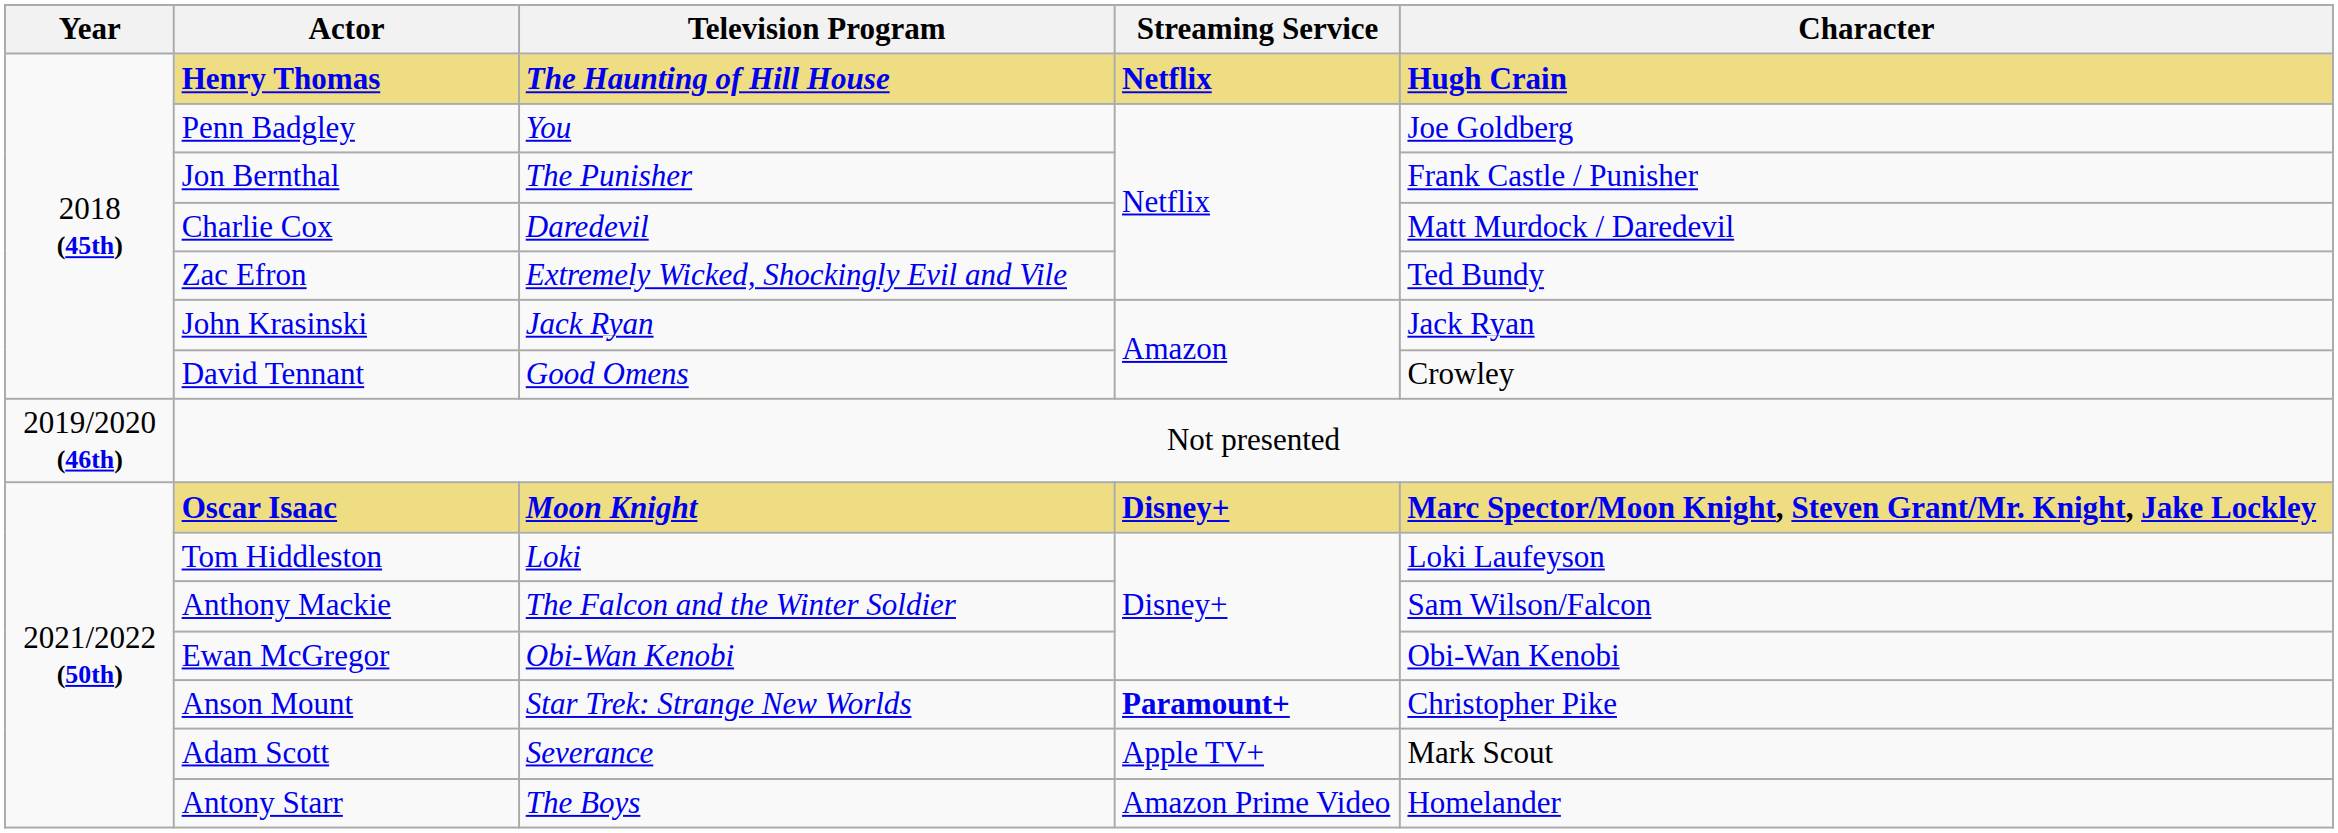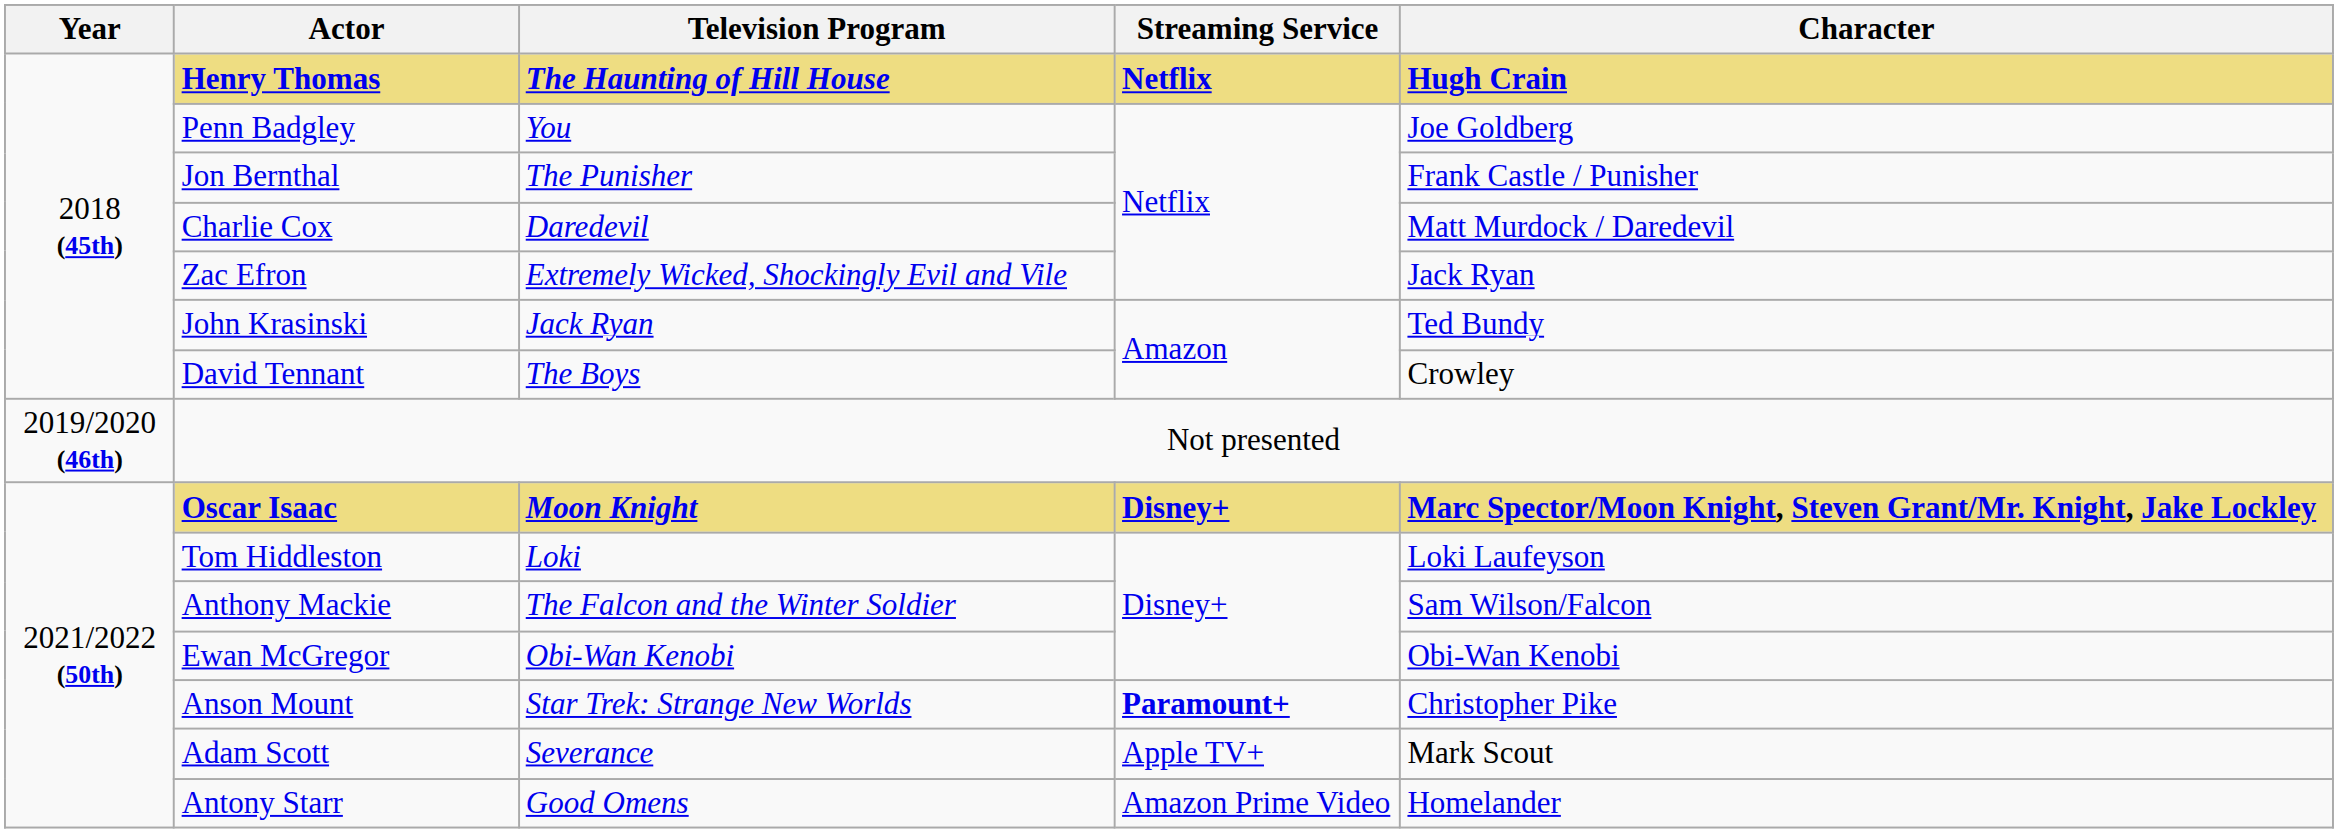(1476, 275) Ted Bundy -> (1471, 275) Jack Ryan
(1471, 324) Jack Ryan -> (1476, 324) Ted Bundy
(607, 373) Good Omens -> (583, 373) The Boys
(583, 802) The Boys -> (607, 802) Good Omens
